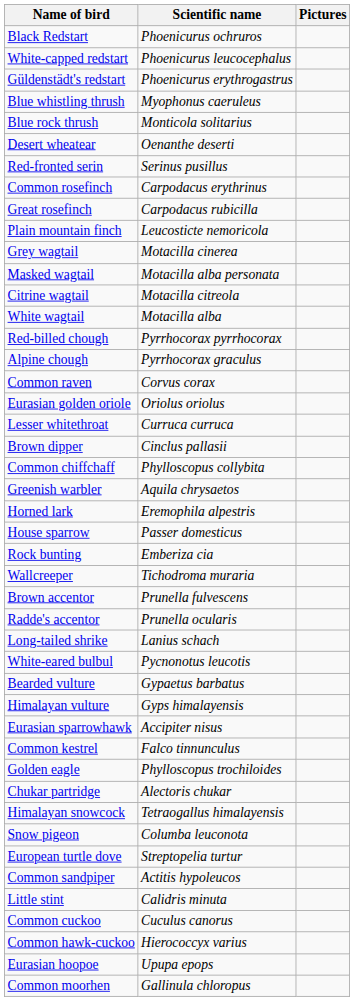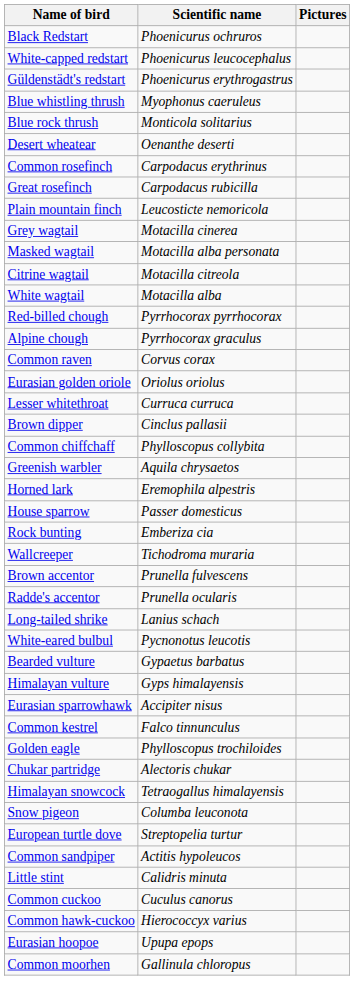- row: (55, 166)
